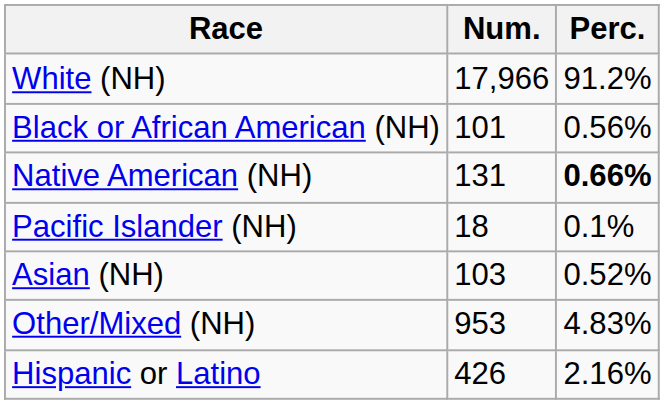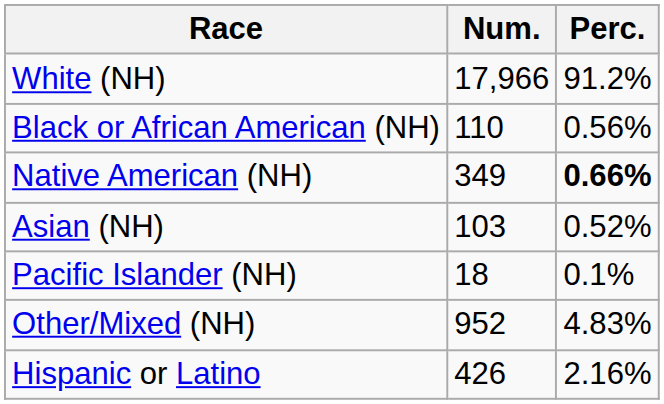(480, 127) 101 -> (479, 127) 110
(480, 176) 131 -> (480, 176) 349
rows swapped: (88, 275) <-> (154, 226)
(480, 324) 953 -> (480, 324) 952
